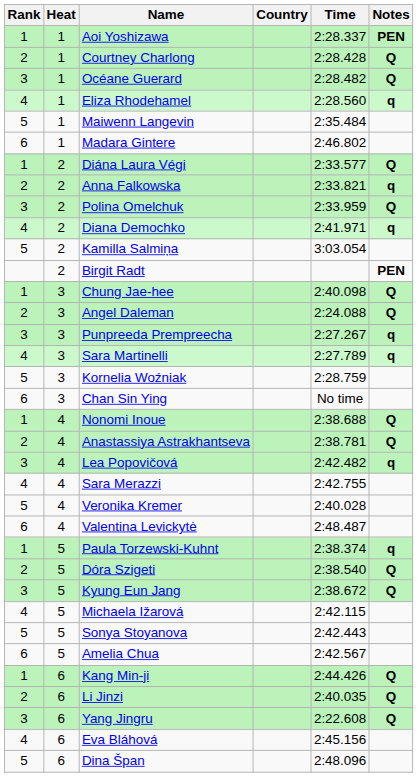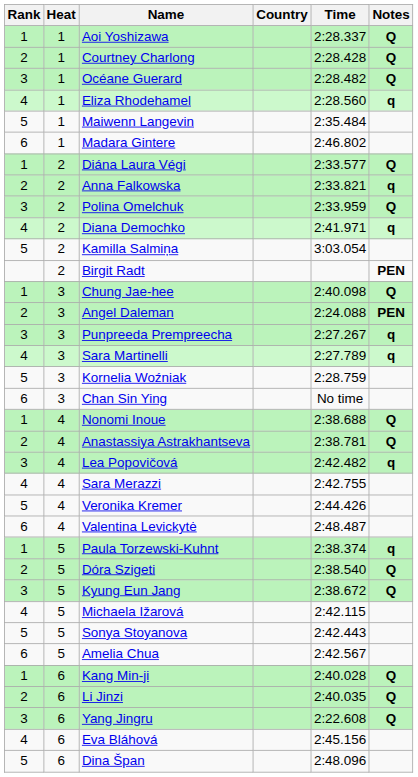(391, 36) PEN -> (391, 36) Q
(391, 313) Q -> (391, 313) PEN
(340, 505) 2:40.028 -> (340, 505) 2:44.426
(340, 675) 2:44.426 -> (340, 675) 2:40.028
